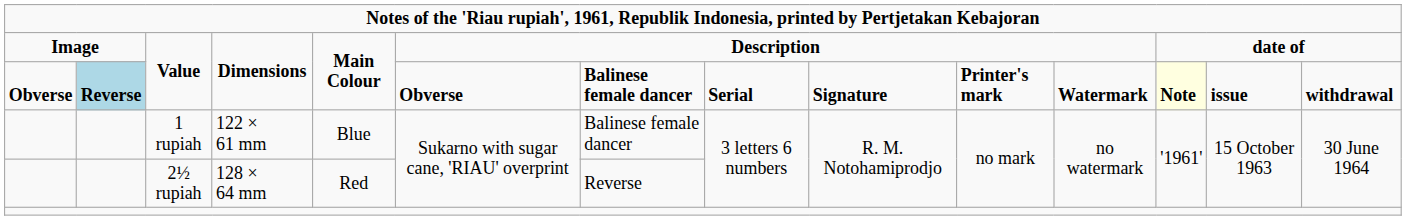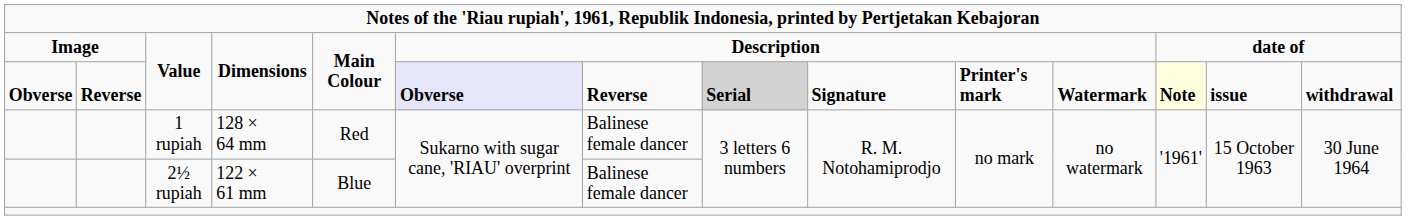(111, 95) lightblue background -> (111, 95) no background
(431, 95) no background -> (432, 95) lavender background
(638, 85) Balinese female dancer -> (617, 95) Reverse
(731, 95) no background -> (729, 95) lightgrey background
(241, 134) 122 × 61 mm -> (241, 134) 128 × 64 mm
(354, 134) Blue -> (354, 134) Red
(241, 182) 128 × 64 mm -> (241, 182) 122 × 61 mm
(354, 182) Red -> (354, 182) Blue
(613, 182) Reverse -> (637, 182) Balinese female dancer
